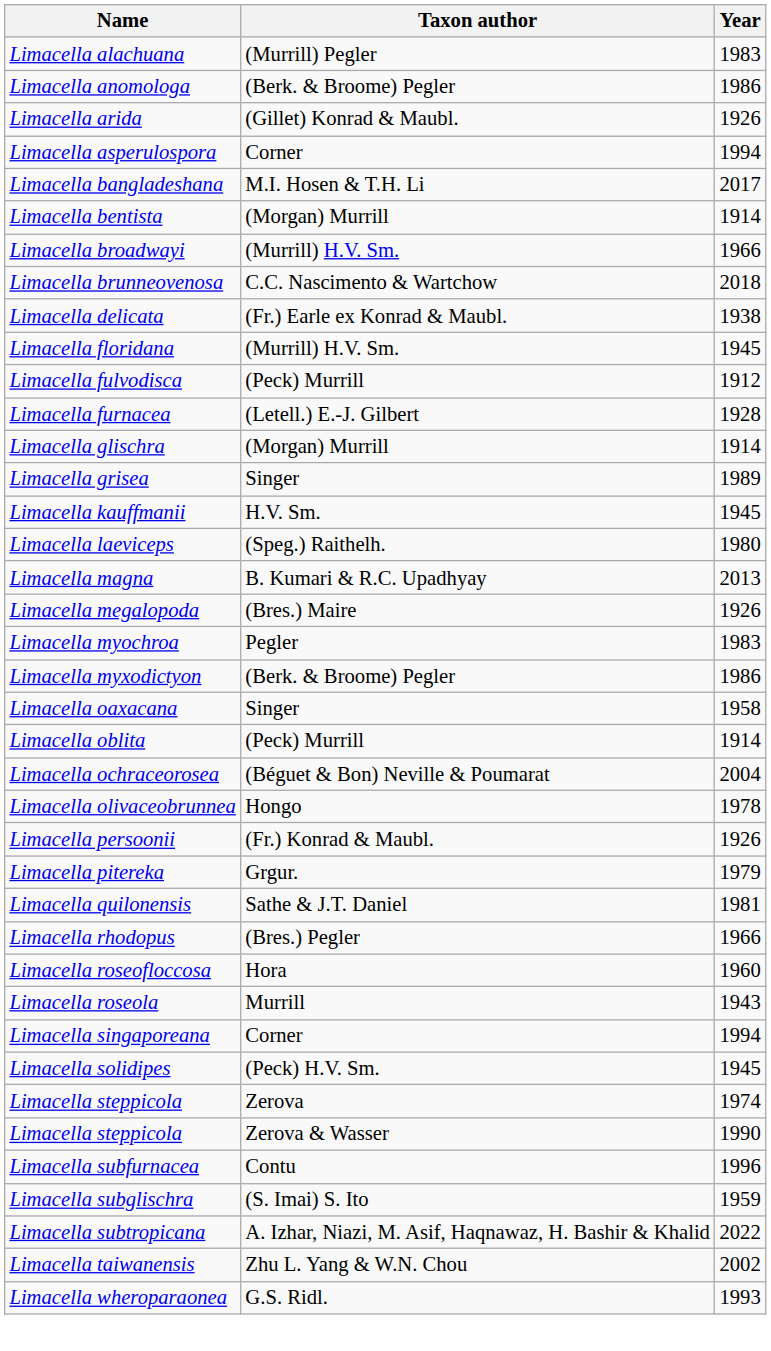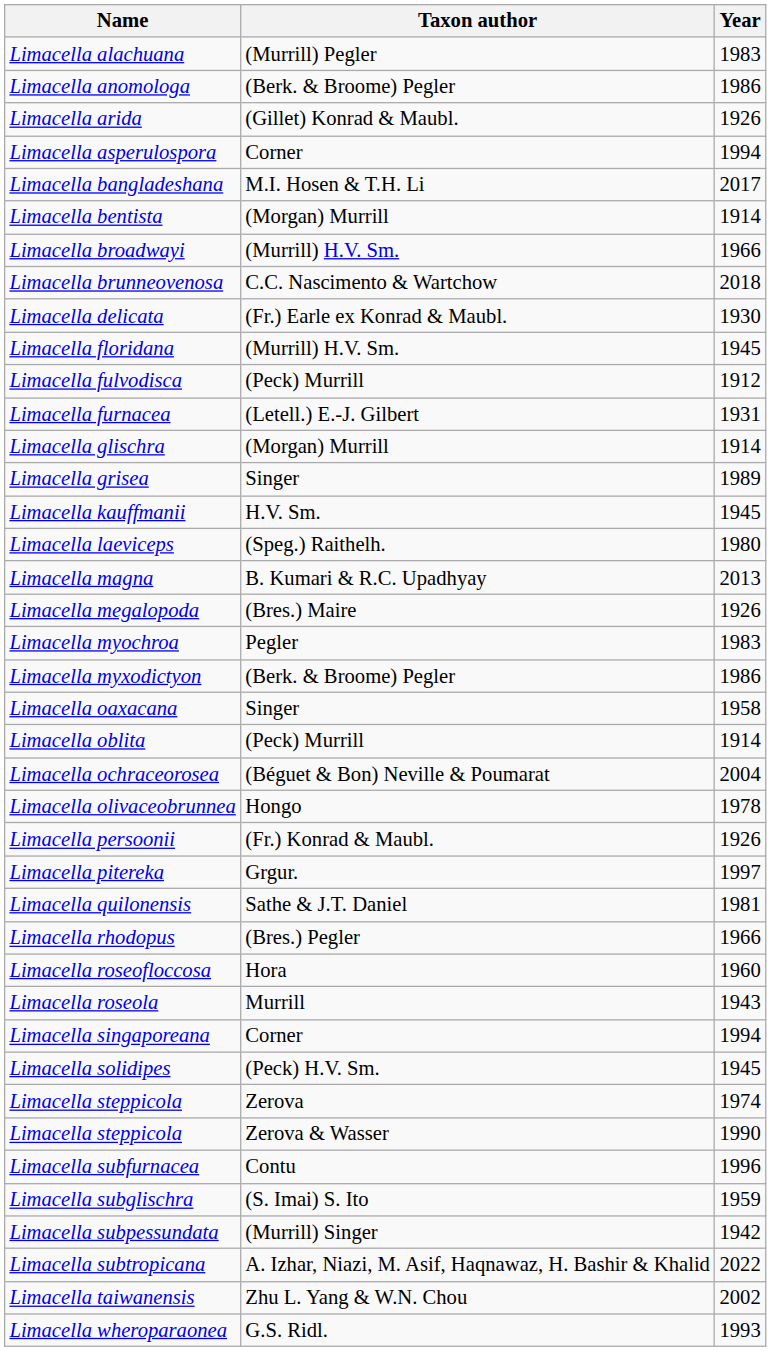(740, 315) 1938 -> (740, 315) 1930
(740, 413) 1928 -> (740, 413) 1931
(740, 871) 1979 -> (740, 871) 1997
+ row: (114, 1232)
